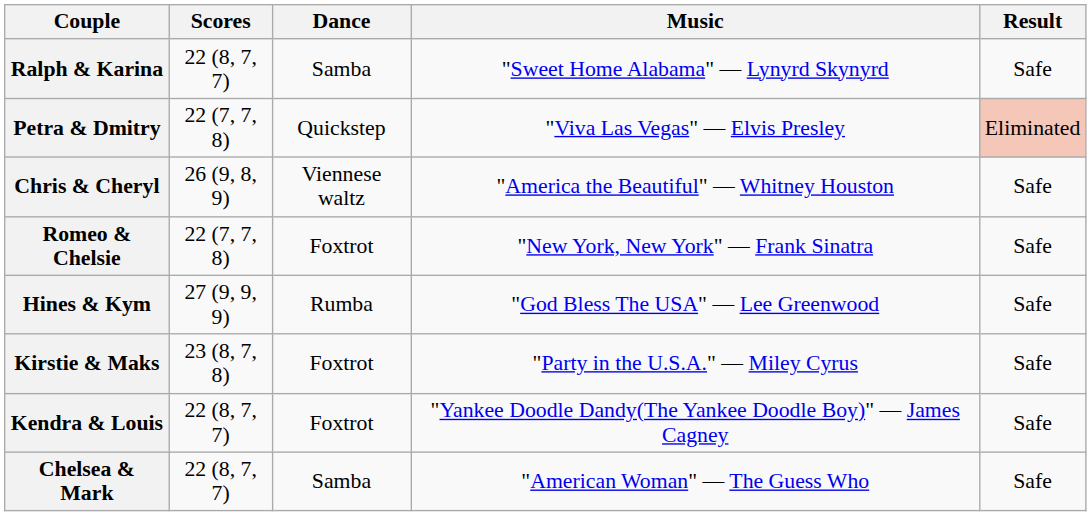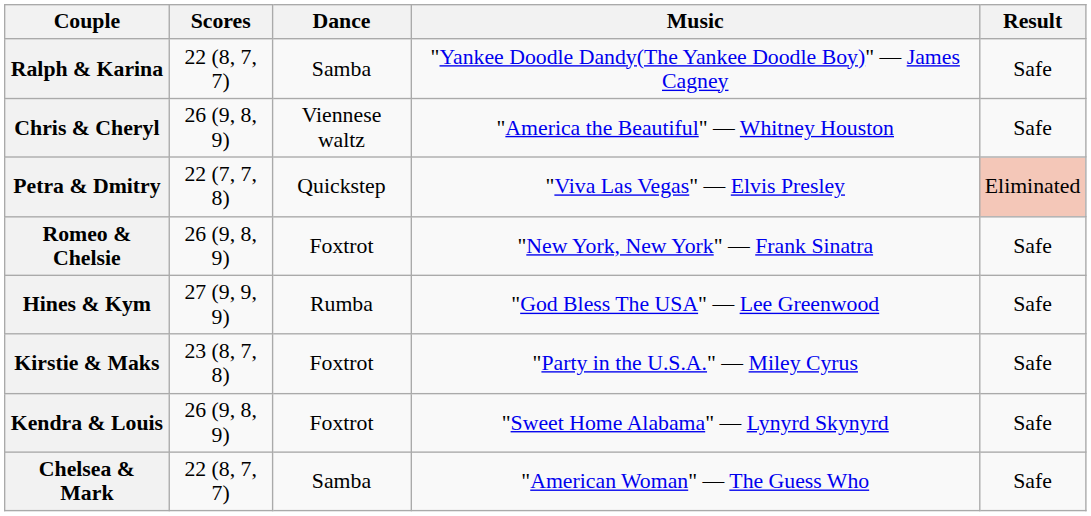(695, 68) "Sweet Home Alabama" — Lynyrd Skynyrd -> (695, 68) "Yankee Doodle Dandy(The Yankee Doodle Boy)" — James Cagney
rows swapped: (87, 186) <-> (87, 127)
(221, 245) 22 (7, 7, 8) -> (221, 245) 26 (9, 8, 9)
(221, 422) 22 (8, 7, 7) -> (221, 422) 26 (9, 8, 9)
(695, 422) "Yankee Doodle Dandy(The Yankee Doodle Boy)" — James Cagney -> (695, 422) "Sweet Home Alabama" — Lynyrd Skynyrd
